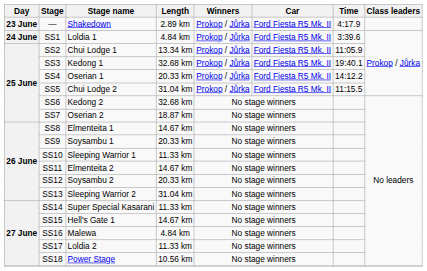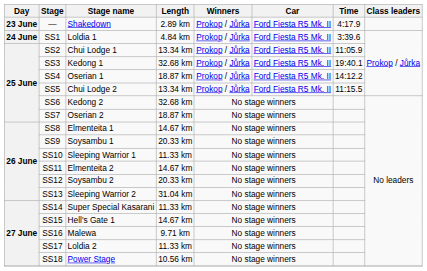(175, 76) 20.33 km -> (175, 76) 18.87 km
(175, 89) 31.04 km -> (175, 89) 13.34 km
(175, 233) 4.84 km -> (175, 233) 9.71 km
